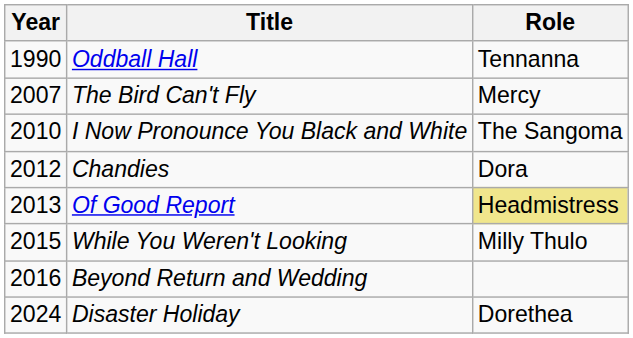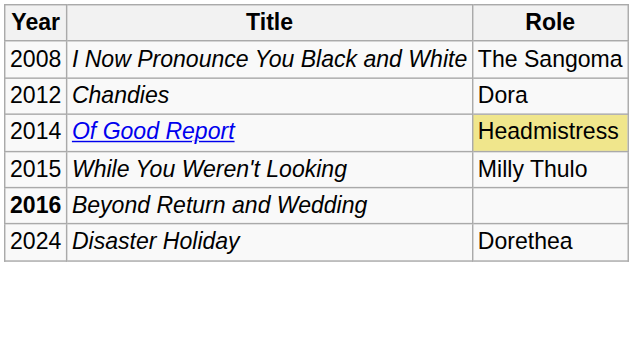- row: (135, 59)
- row: (164, 95)
(36, 132) 2010 -> (36, 59) 2008
(36, 205) 2013 -> (36, 132) 2014
(36, 278) normal -> (36, 205) bold
